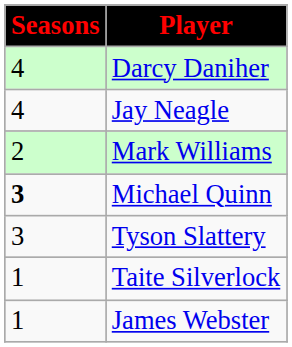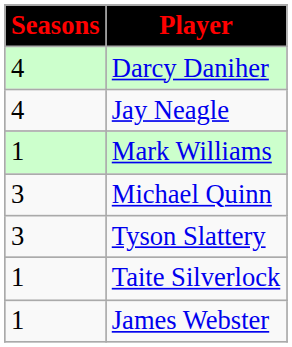(18, 151) 2 -> (18, 151) 1
(18, 194) bold -> (18, 194) normal
